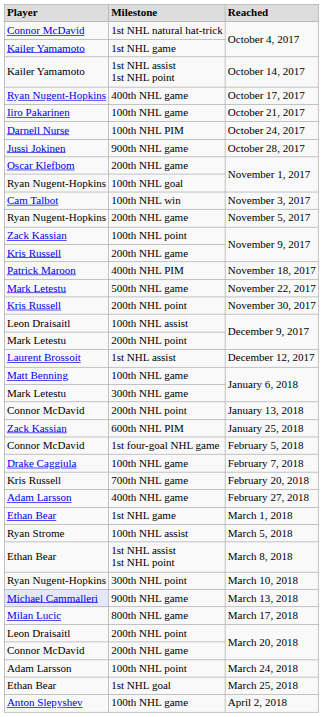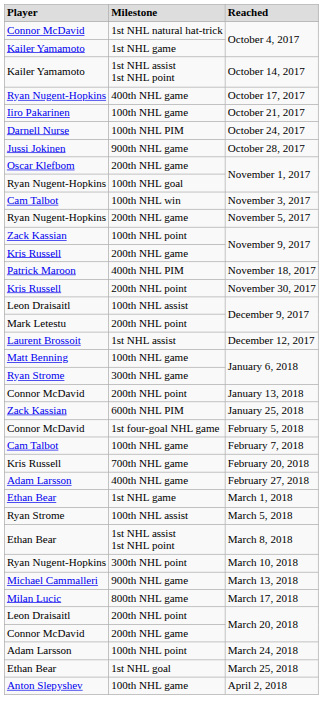- row: (150, 288)
(36, 393) Mark Letestu -> (36, 375) Ryan Strome
(42, 463) Drake Caggiula -> (33, 445) Cam Talbot
(52, 598) lavender background -> (52, 580) no background
